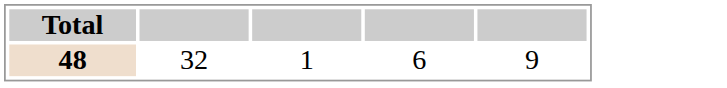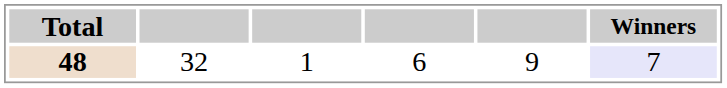+ column: (653, 26)
